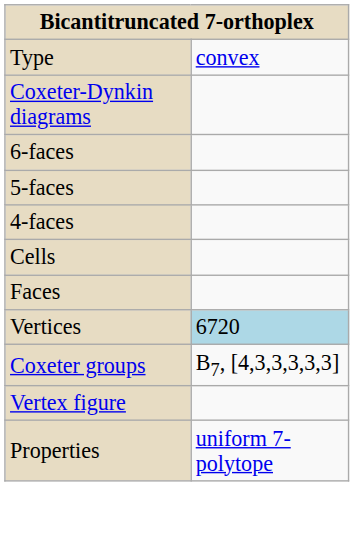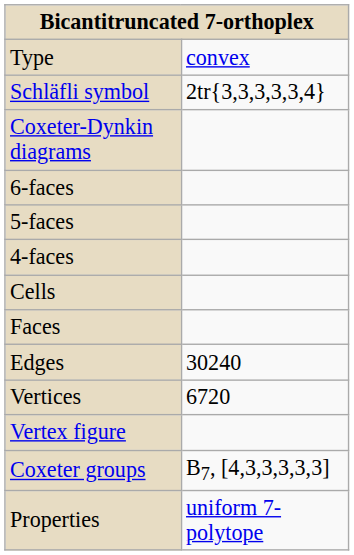+ row: (80, 92)
+ row: (37, 362)
(218, 327) lightblue background -> (208, 397) no background
rows swapped: (68, 402) <-> (78, 364)
